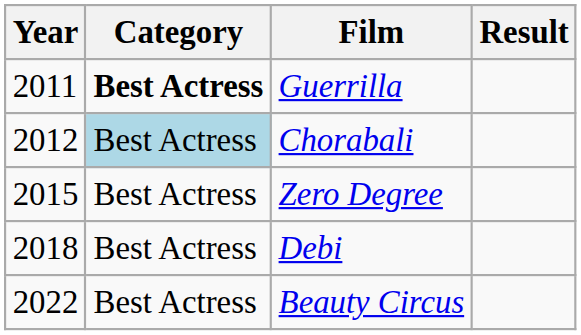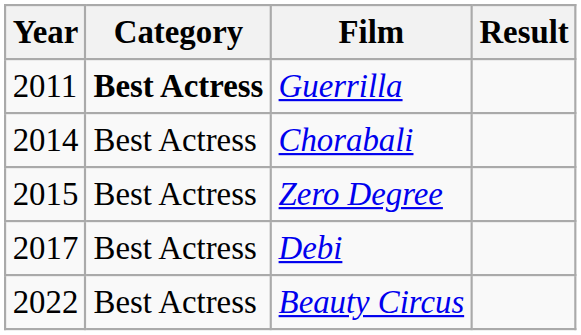(46, 140) 2012 -> (46, 140) 2014
(175, 140) lightblue background -> (175, 140) no background
(46, 248) 2018 -> (46, 248) 2017
